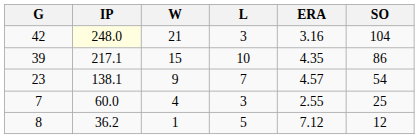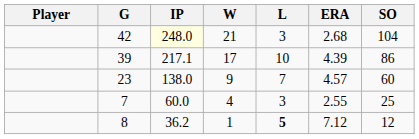+ column: (51, 15)
(312, 36) 3.16 -> (335, 36) 2.68
(175, 58) 15 -> (230, 58) 17
(312, 58) 4.35 -> (335, 58) 4.39
(107, 79) 138.1 -> (177, 79) 138.0
(380, 79) 54 -> (388, 79) 60
(243, 123) normal -> (282, 123) bold
